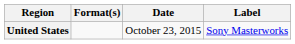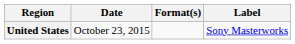columns swapped: (163, 13) <-> (97, 13)
